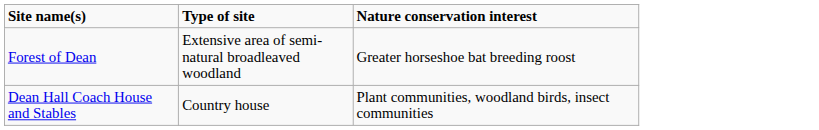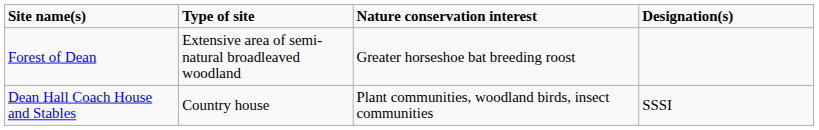+ column: (688, 16)
